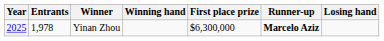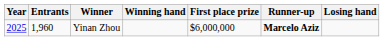(42, 28) 1,978 -> (42, 28) 1,960
(212, 28) $6,300,000 -> (212, 28) $6,000,000
